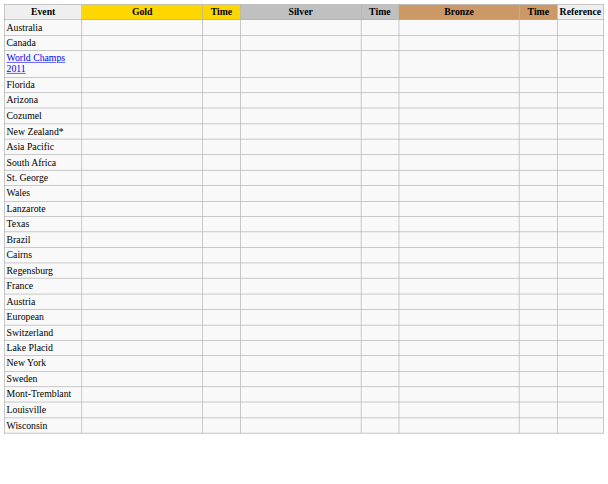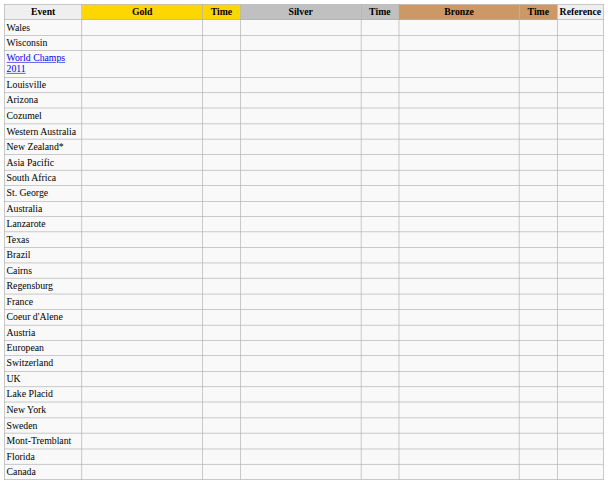rows swapped: (18, 193) <-> (24, 27)
rows swapped: (27, 425) <-> (21, 43)
rows swapped: (21, 85) <-> (26, 410)
+ row: (41, 131)
+ row: (35, 317)
+ row: (14, 379)
